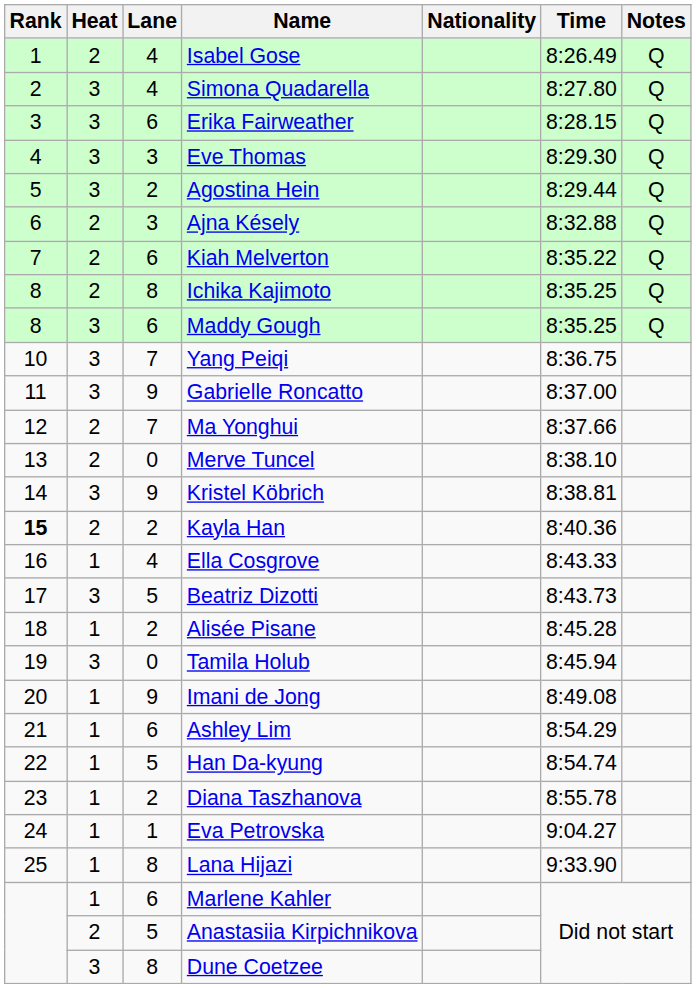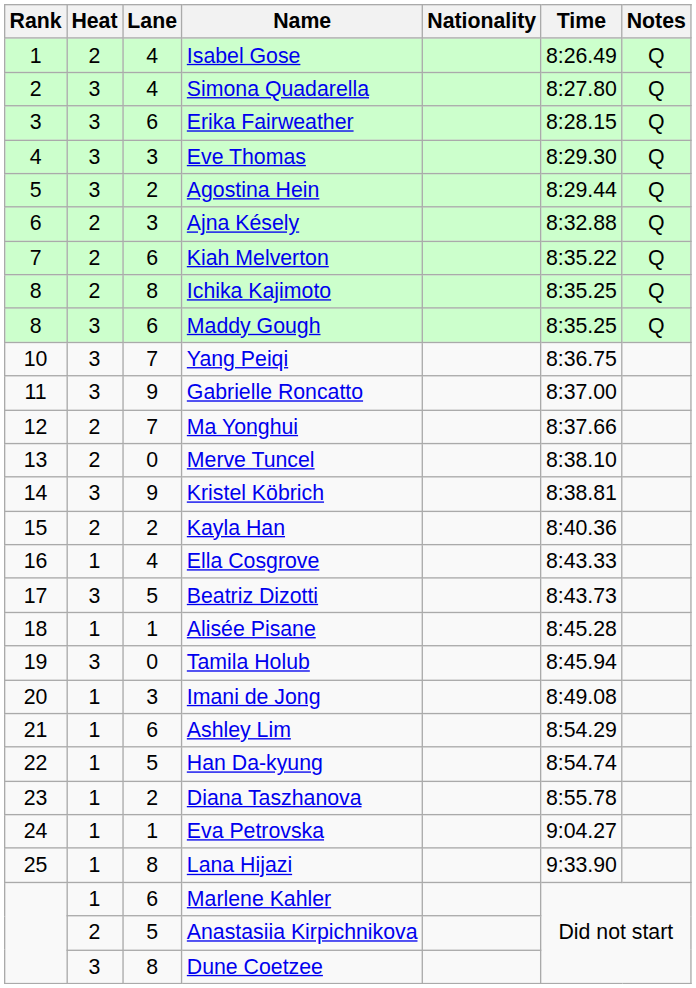(36, 527) bold -> (36, 527) normal
(152, 628) 2 -> (152, 628) 1
(152, 696) 9 -> (152, 696) 3
